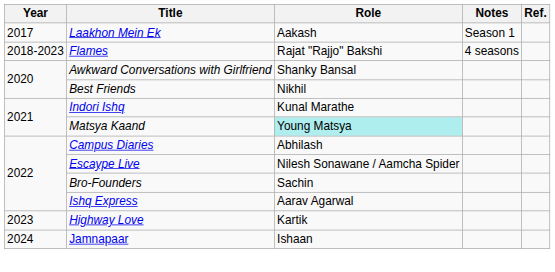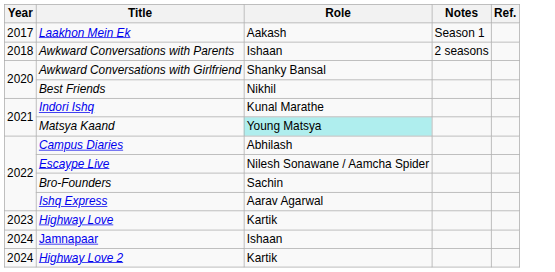- row: (89, 51)
+ row: (137, 51)
+ row: (81, 257)
